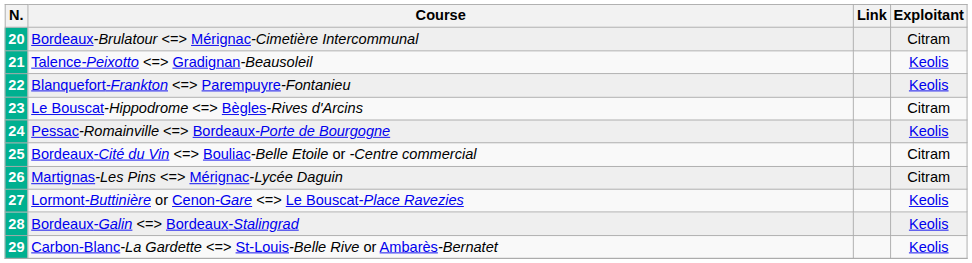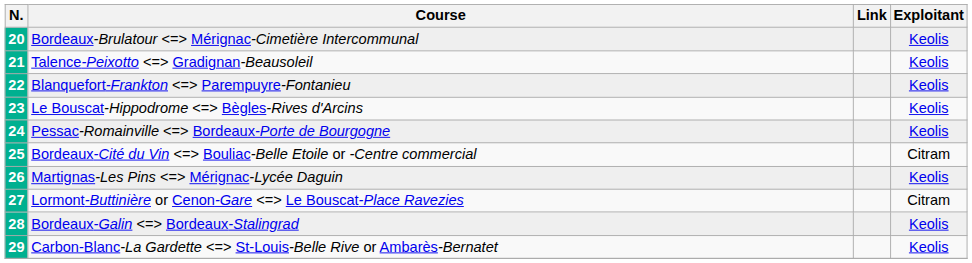(929, 39) Citram -> (929, 39) Keolis
(929, 108) Citram -> (929, 108) Keolis
(929, 177) Citram -> (929, 177) Keolis
(929, 200) Keolis -> (929, 200) Citram
